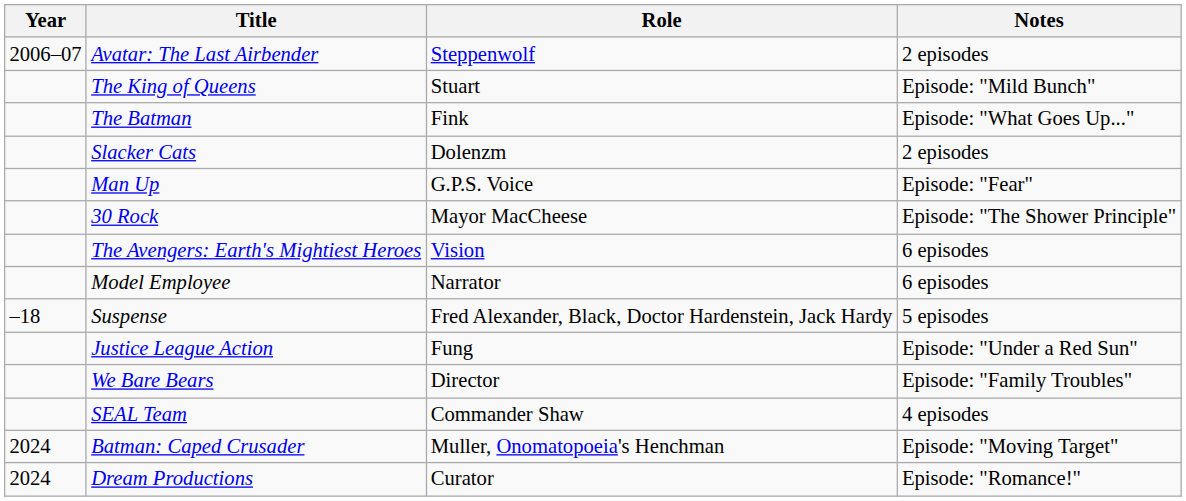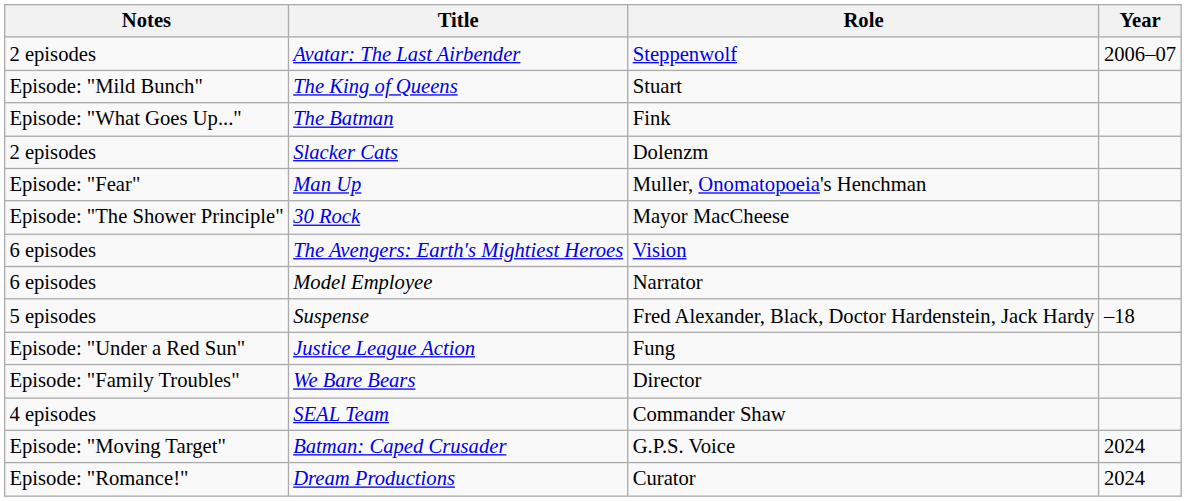columns swapped: (46, 20) <-> (1039, 20)
(482, 184) G.P.S. Voice -> (779, 184) Muller, Onomatopoeia's Henchman
(577, 446) Muller, Onomatopoeia's Henchman -> (684, 446) G.P.S. Voice
